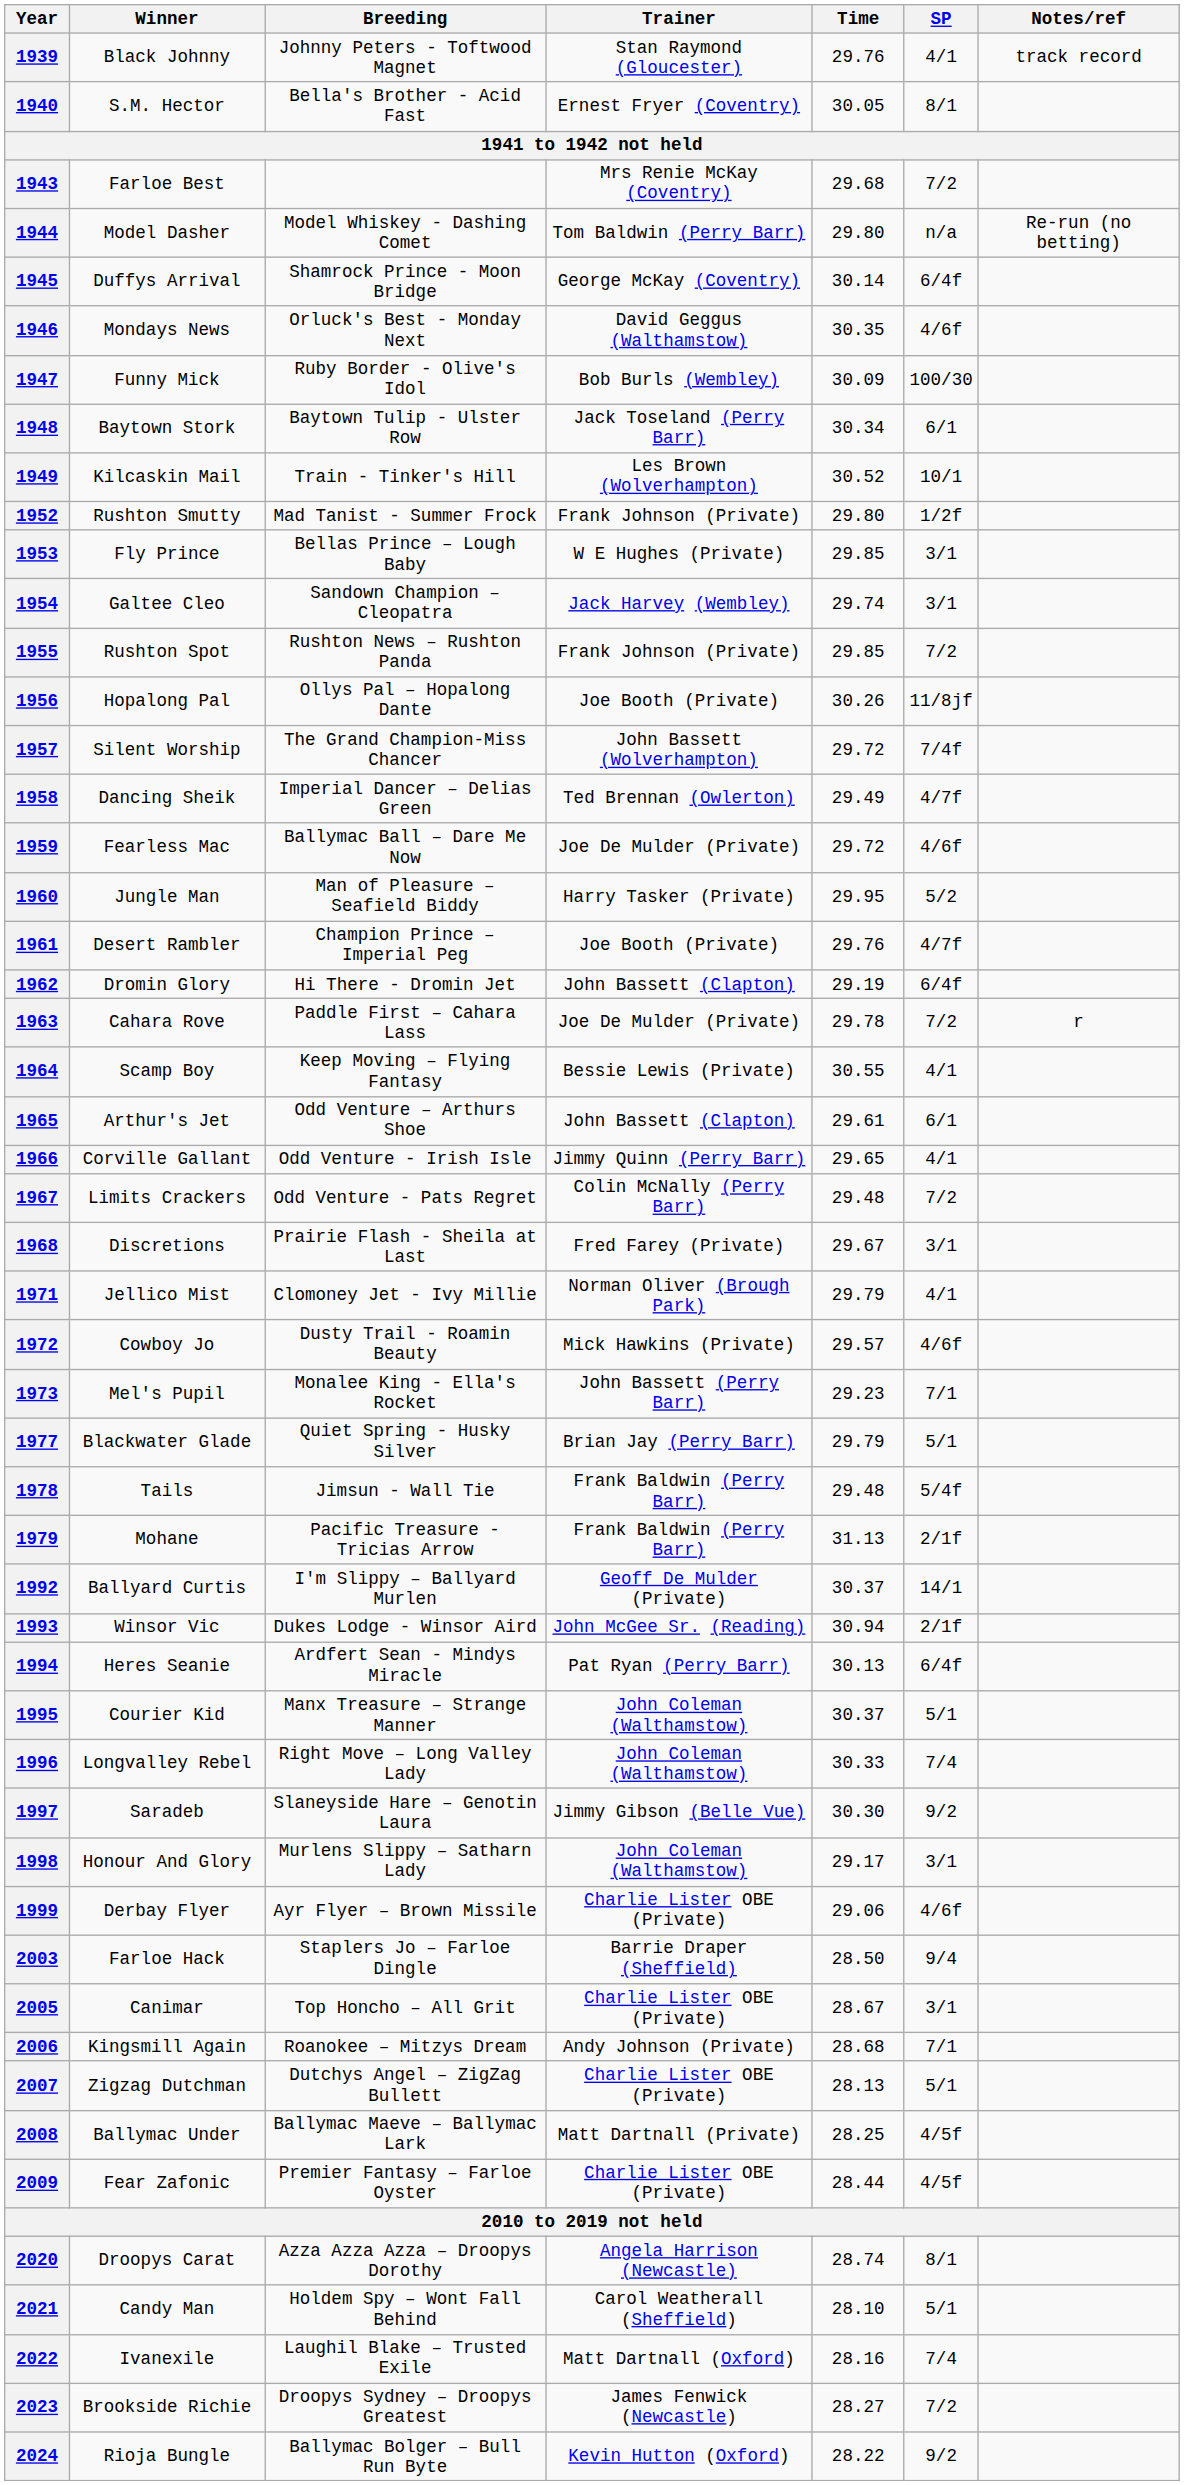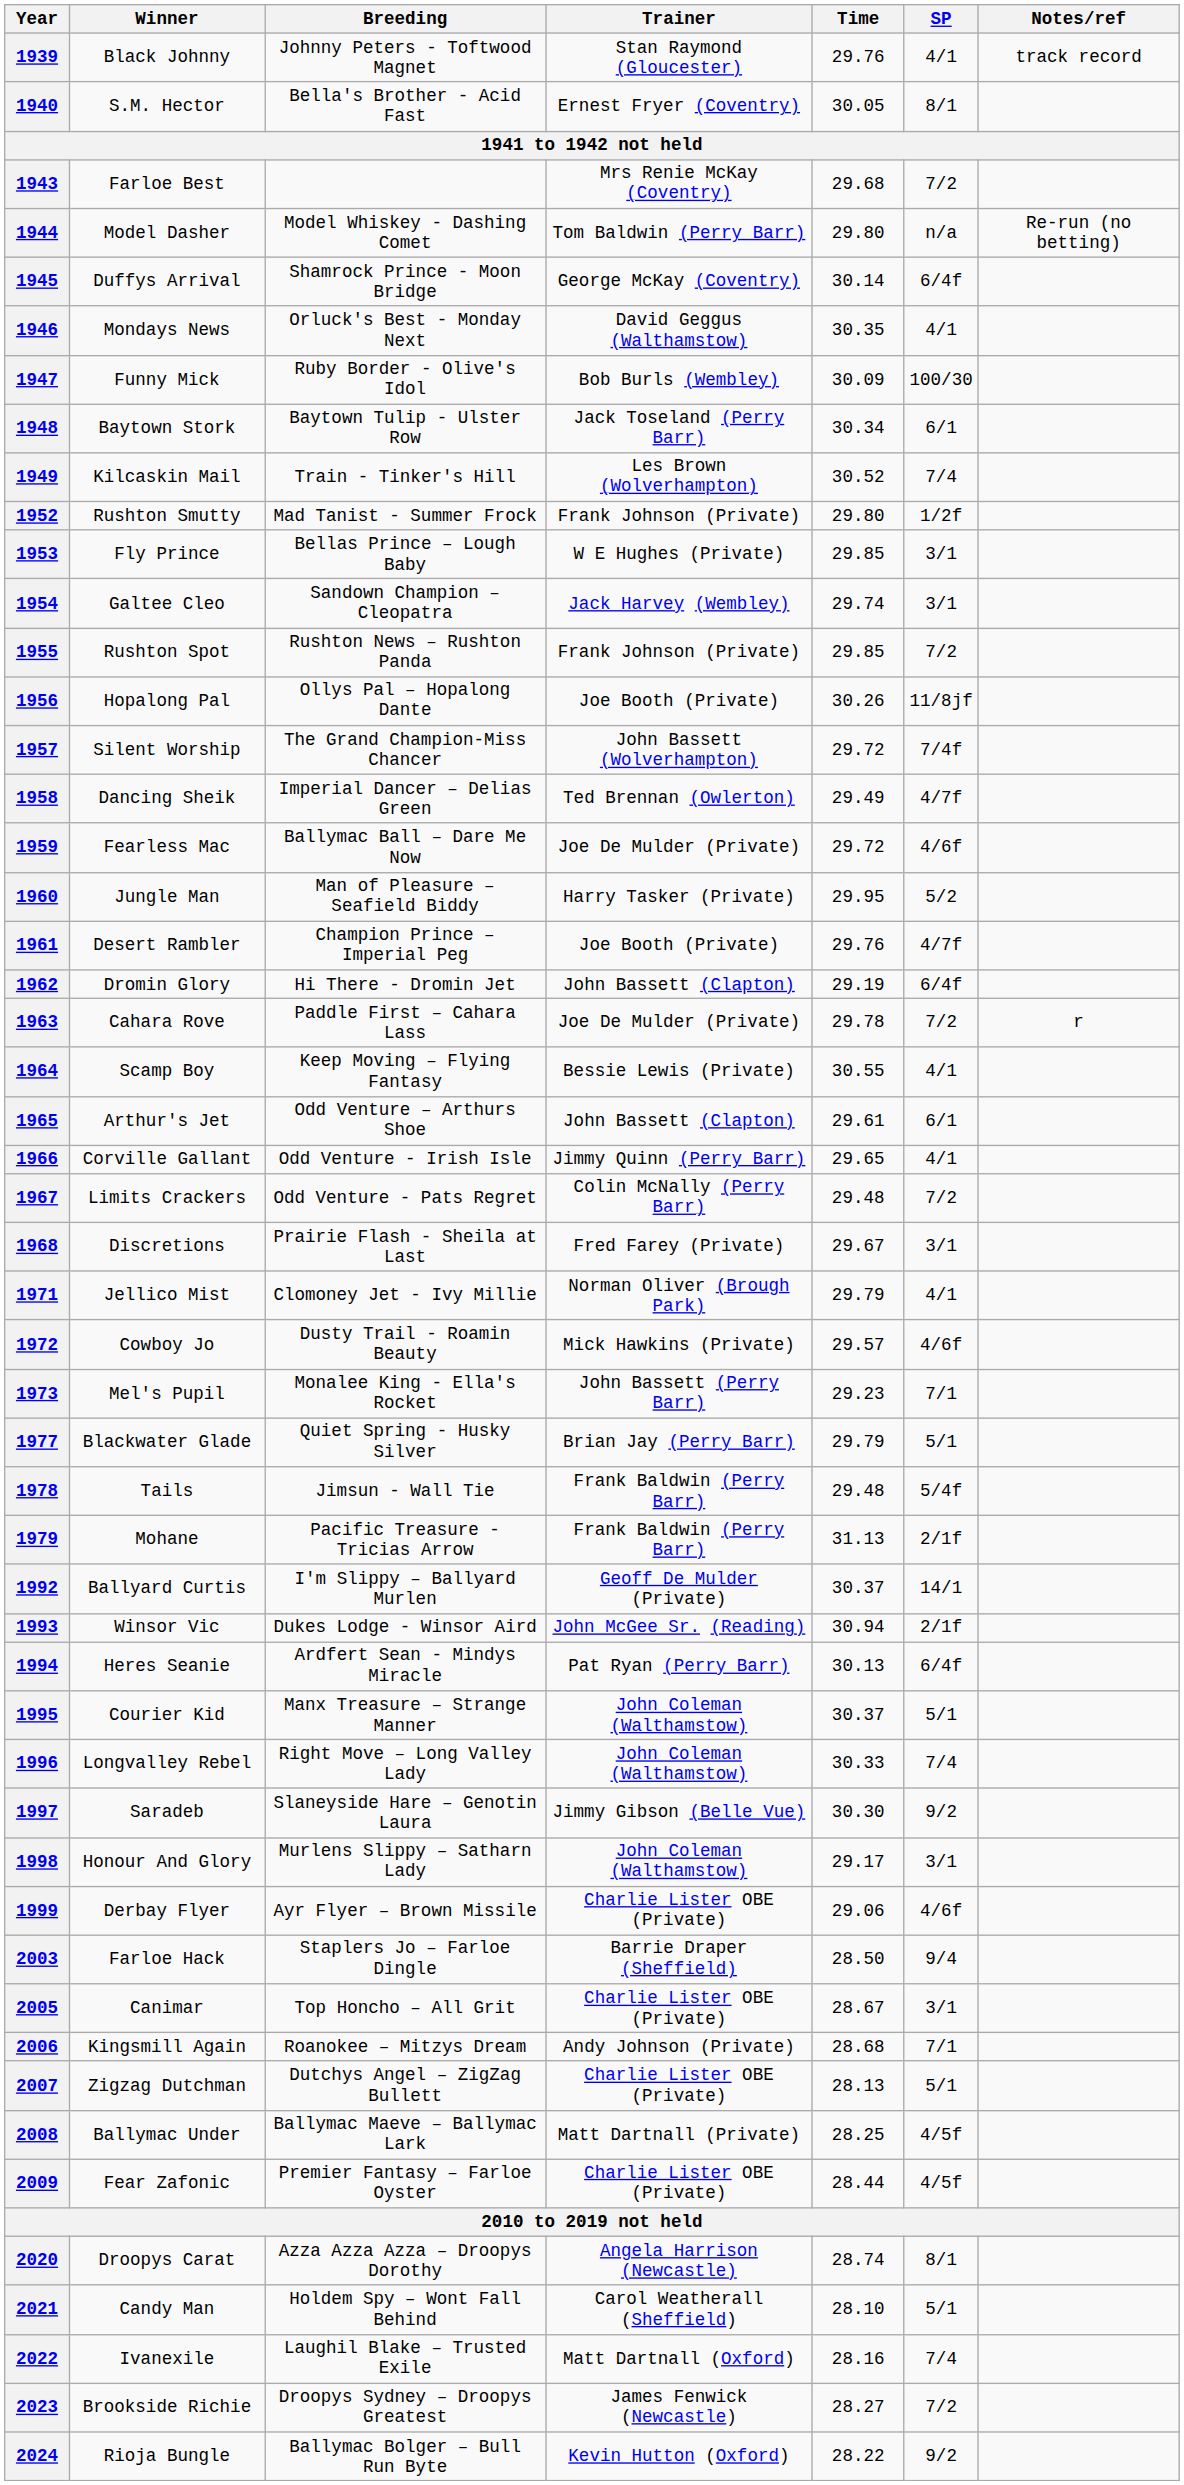(941, 331) 4/6f -> (941, 331) 4/1
(941, 477) 10/1 -> (941, 477) 7/4
